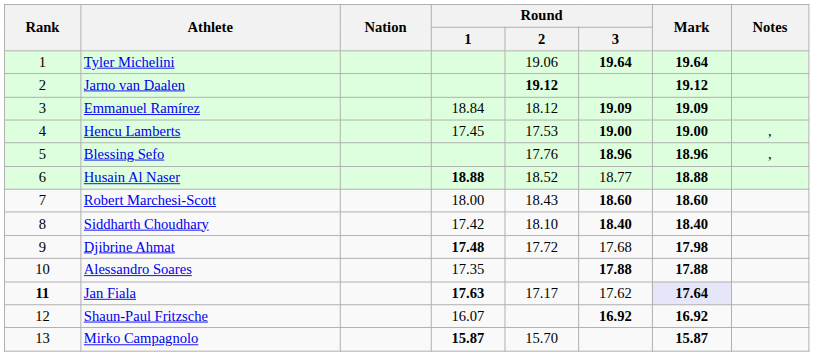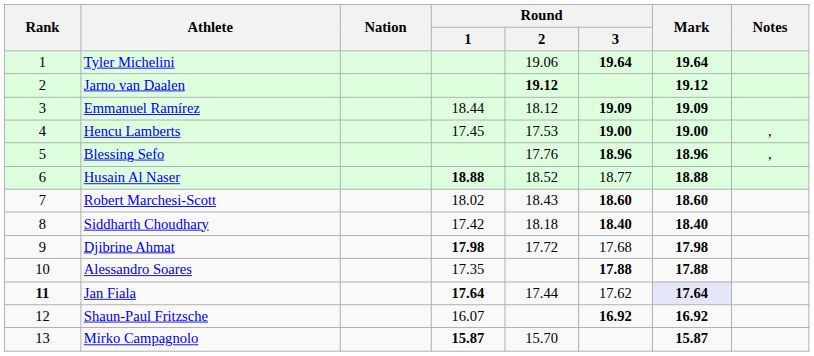(468, 108) 18.84 -> (468, 108) 18.44
(468, 200) 18.00 -> (468, 200) 18.02
(542, 223) 18.10 -> (542, 223) 18.18
(468, 246) 17.48 -> (468, 246) 17.98
(468, 293) 17.63 -> (468, 293) 17.64
(542, 293) 17.17 -> (542, 293) 17.44
